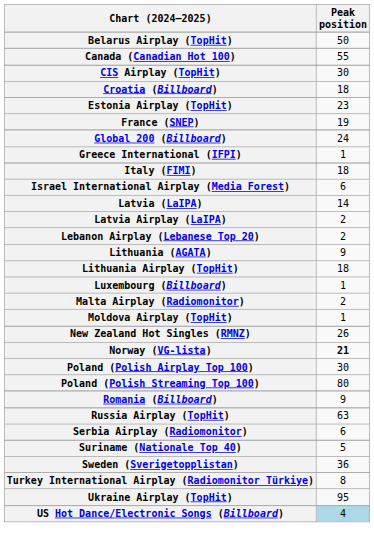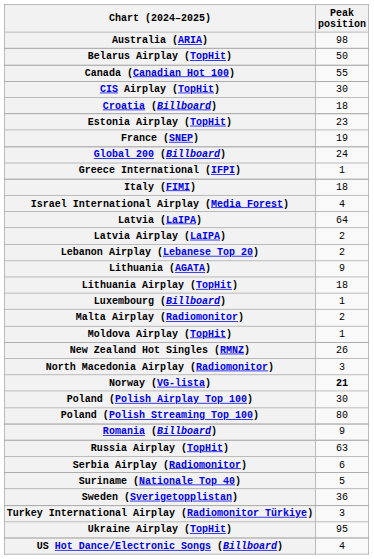+ row: (160, 40)
(343, 187) 6 -> (342, 204) 4
(343, 204) 14 -> (342, 220) 64
+ row: (160, 367)
(343, 481) 8 -> (342, 514) 3
(343, 514) lightblue background -> (342, 546) no background
